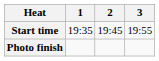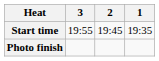columns swapped: (80, 13) <-> (140, 13)
